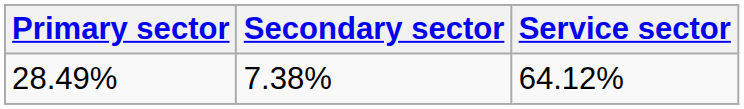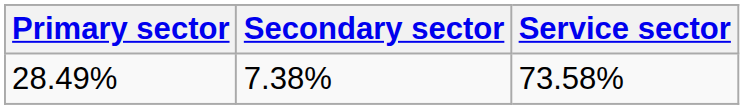(571, 78) 64.12% -> (571, 78) 73.58%
